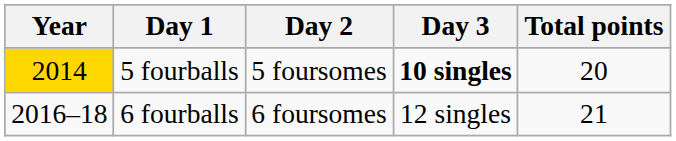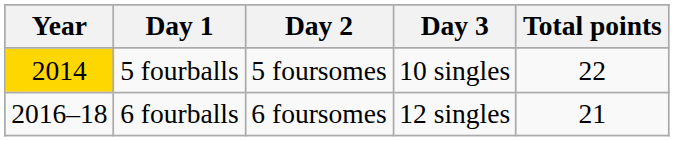(456, 69) bold -> (455, 69) normal
(594, 69) 20 -> (592, 69) 22
